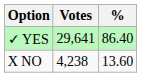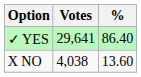(72, 61) 4,238 -> (72, 61) 4,038
